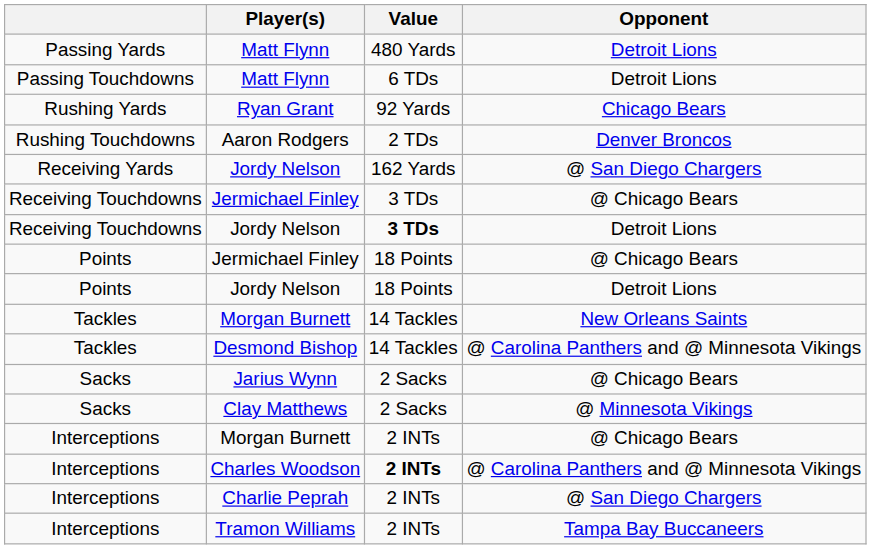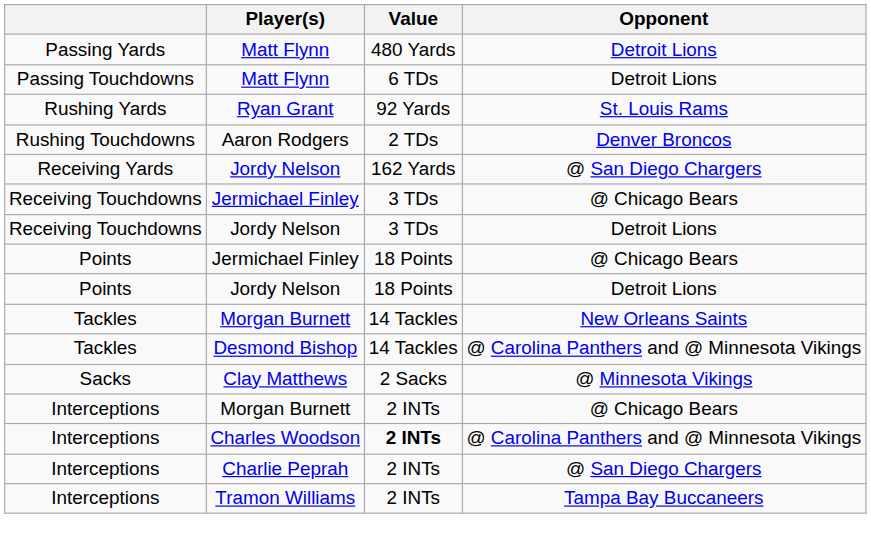(664, 109) Chicago Bears -> (664, 109) St. Louis Rams
(413, 229) bold -> (413, 229) normal
- row: (105, 378)
